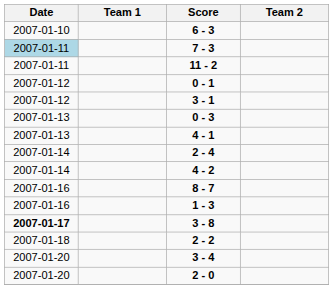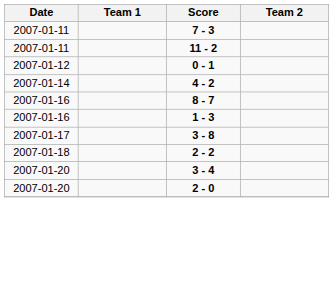- row: (203, 30)
(41, 48) lightblue background -> (41, 30) no background
- row: (203, 100)
- row: (203, 118)
- row: (203, 135)
- row: (203, 153)
(41, 223) bold -> (41, 135) normal
